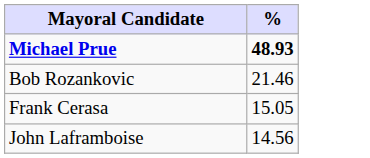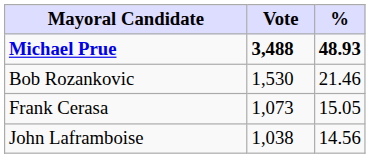+ column: (281, 19)
